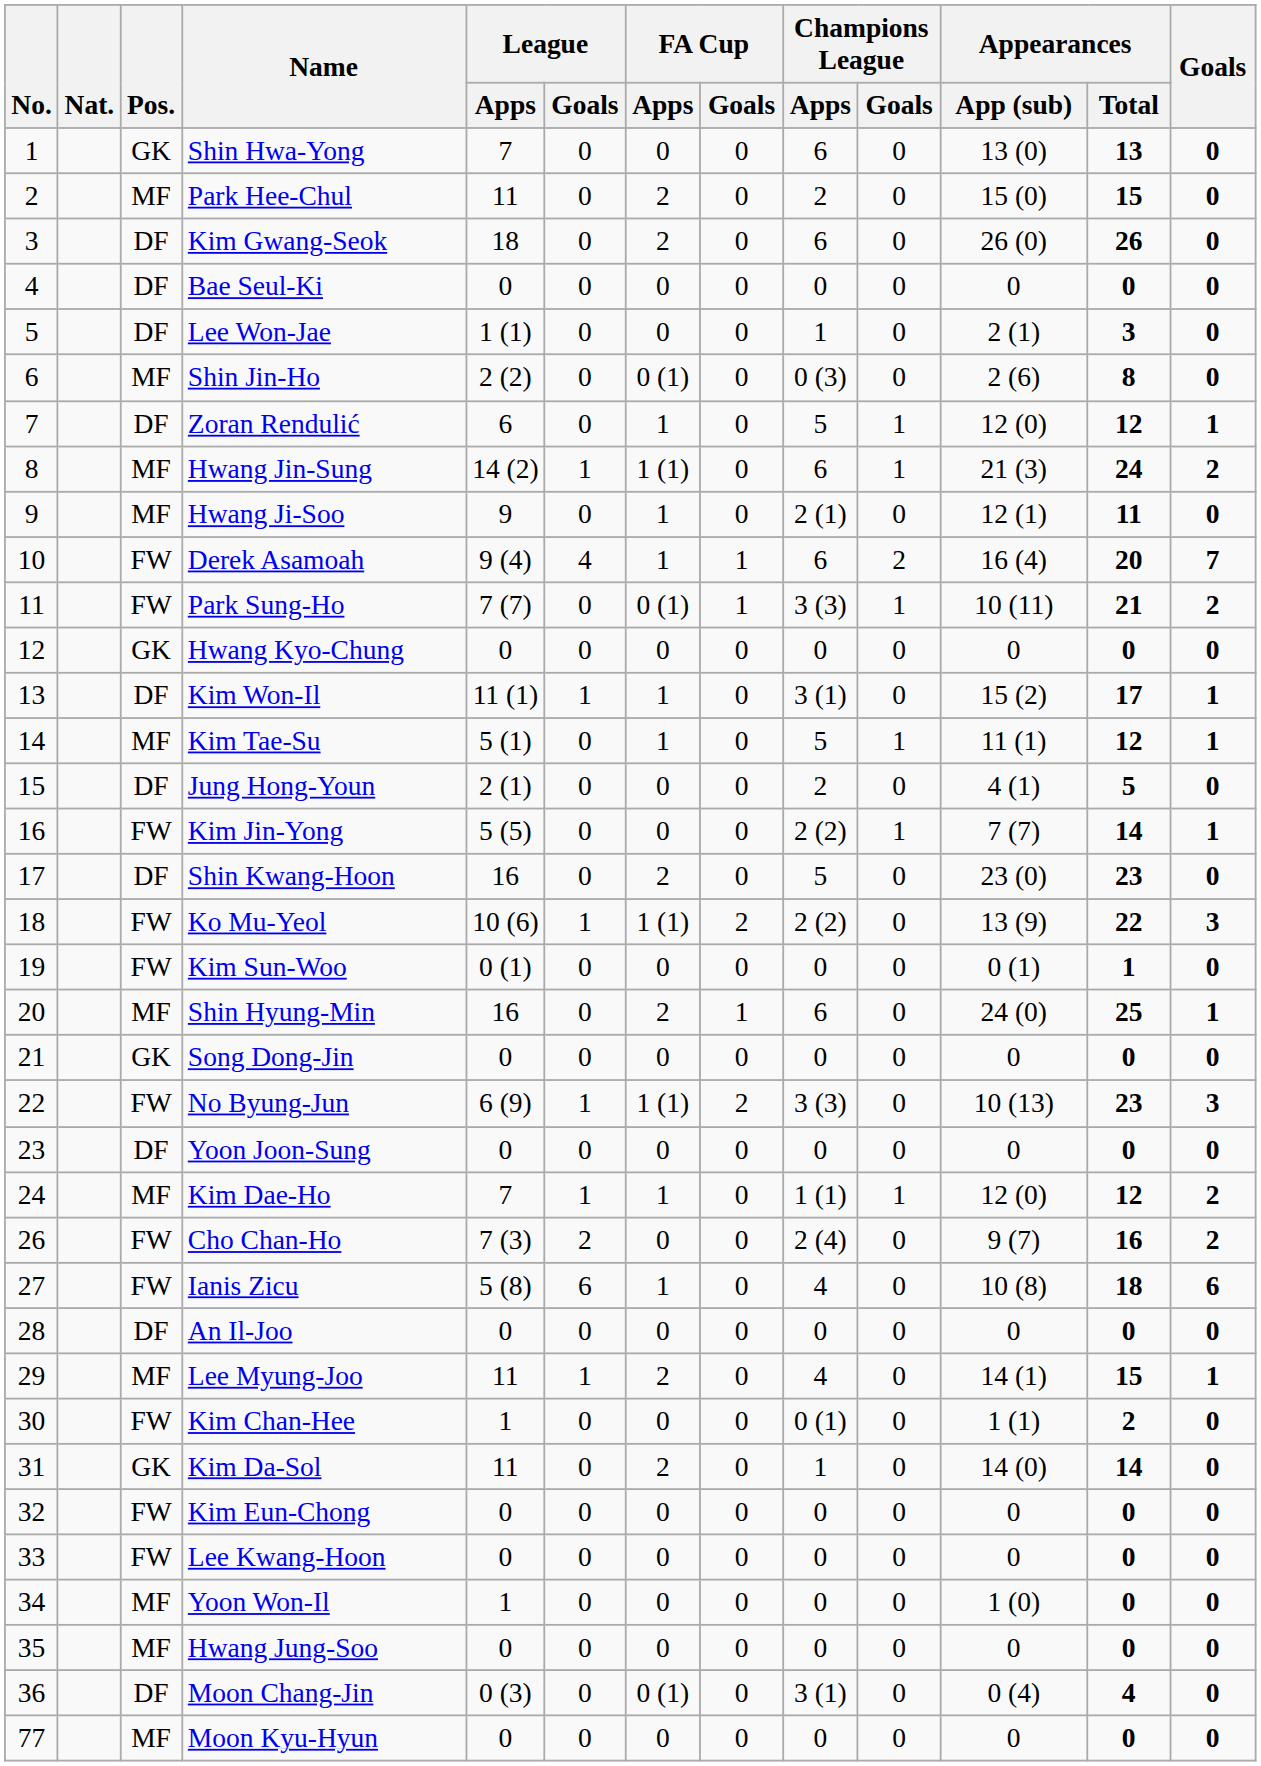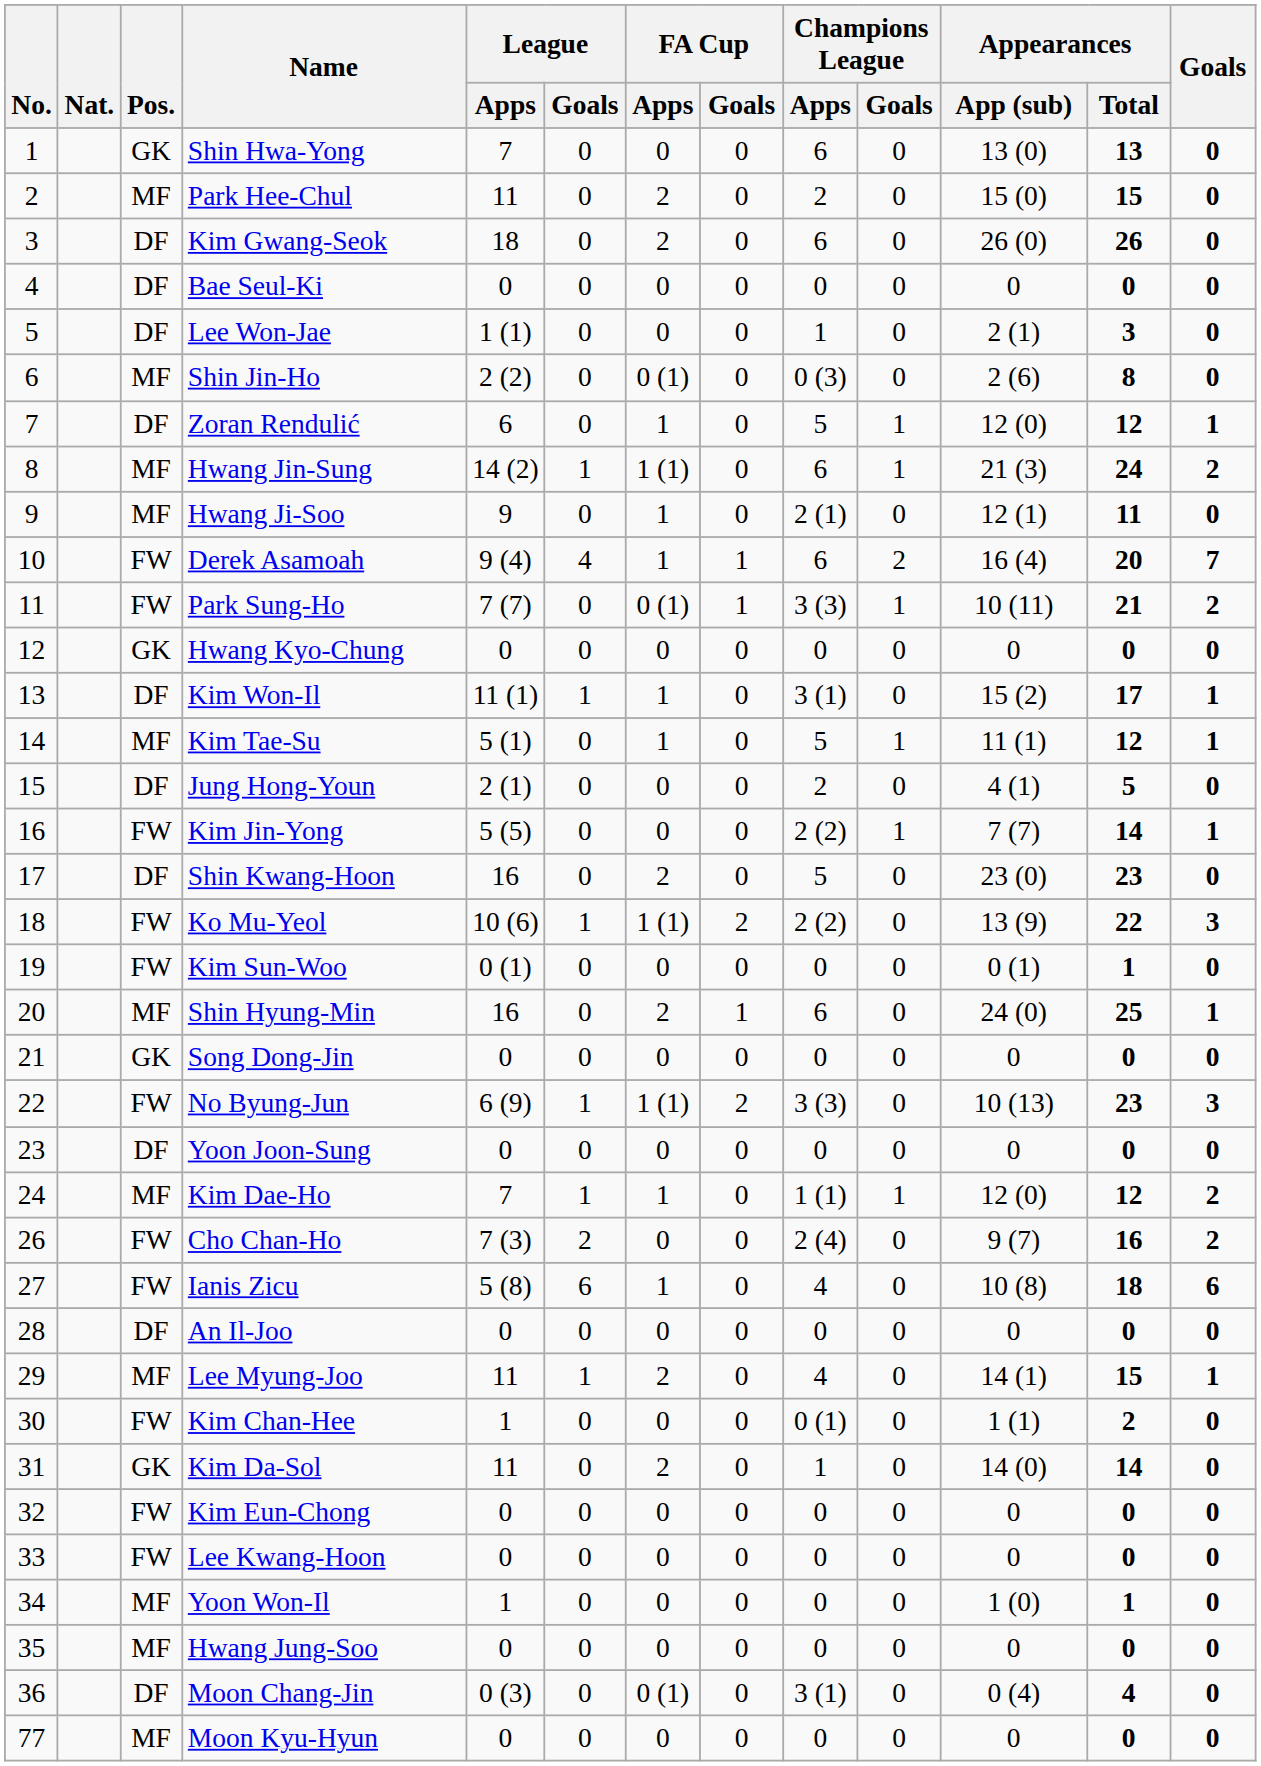(1129, 1602) 0 -> (1129, 1602) 1
